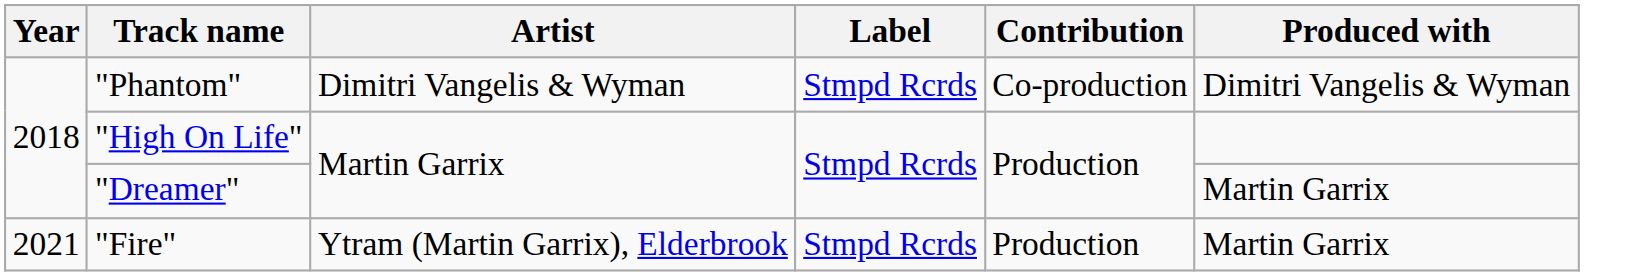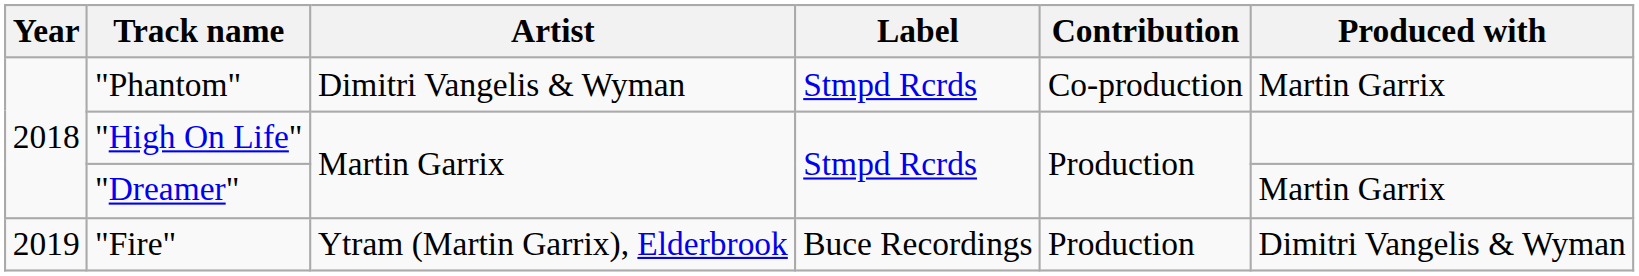(1387, 84) Dimitri Vangelis & Wyman -> (1352, 84) Martin Garrix
(46, 243) 2021 -> (46, 243) 2019
(890, 243) Stmpd Rcrds -> (918, 243) Buce Recordings
(1296, 243) Martin Garrix -> (1442, 243) Dimitri Vangelis & Wyman
